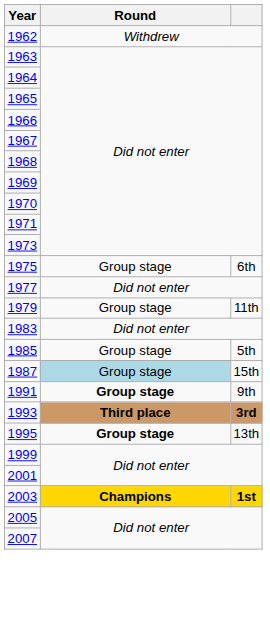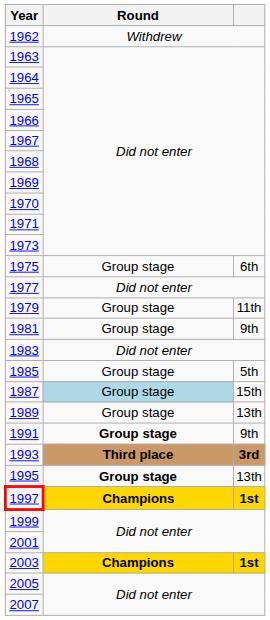+ row: (24, 329)
+ row: (24, 413)
+ row: (24, 499)
